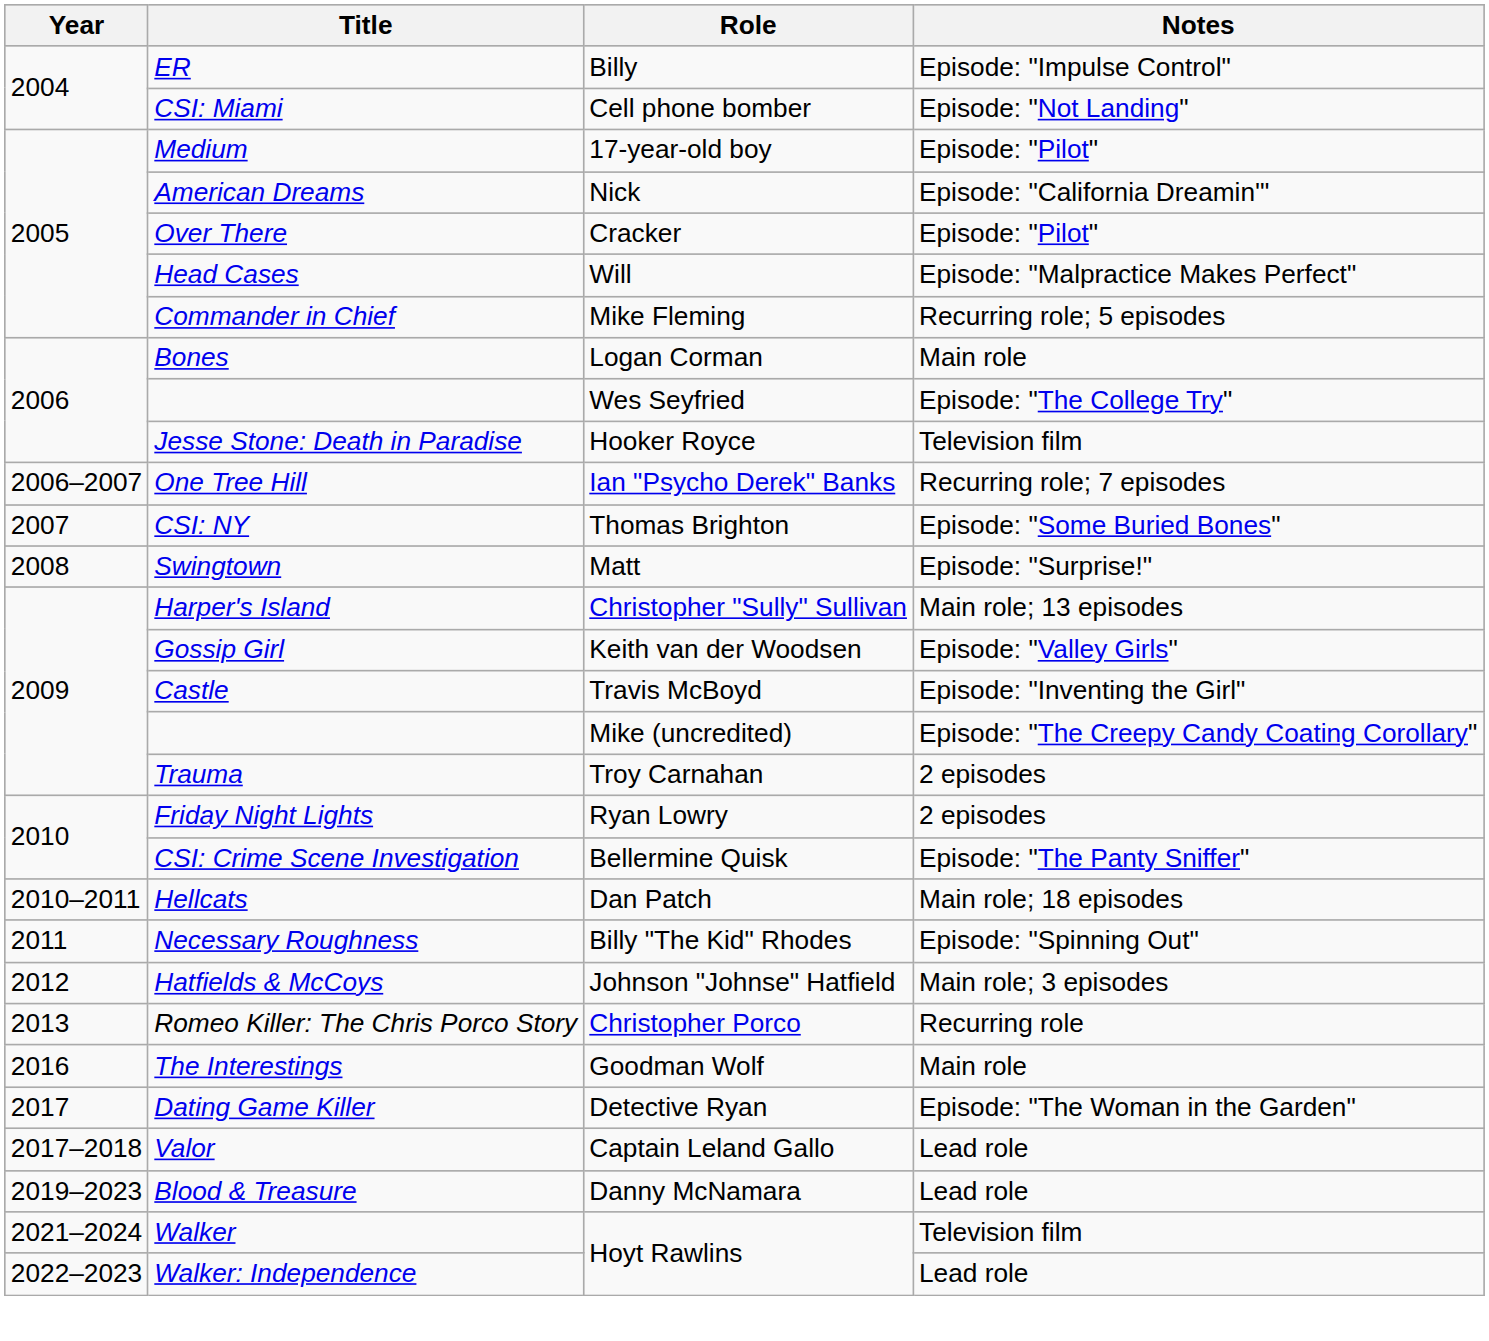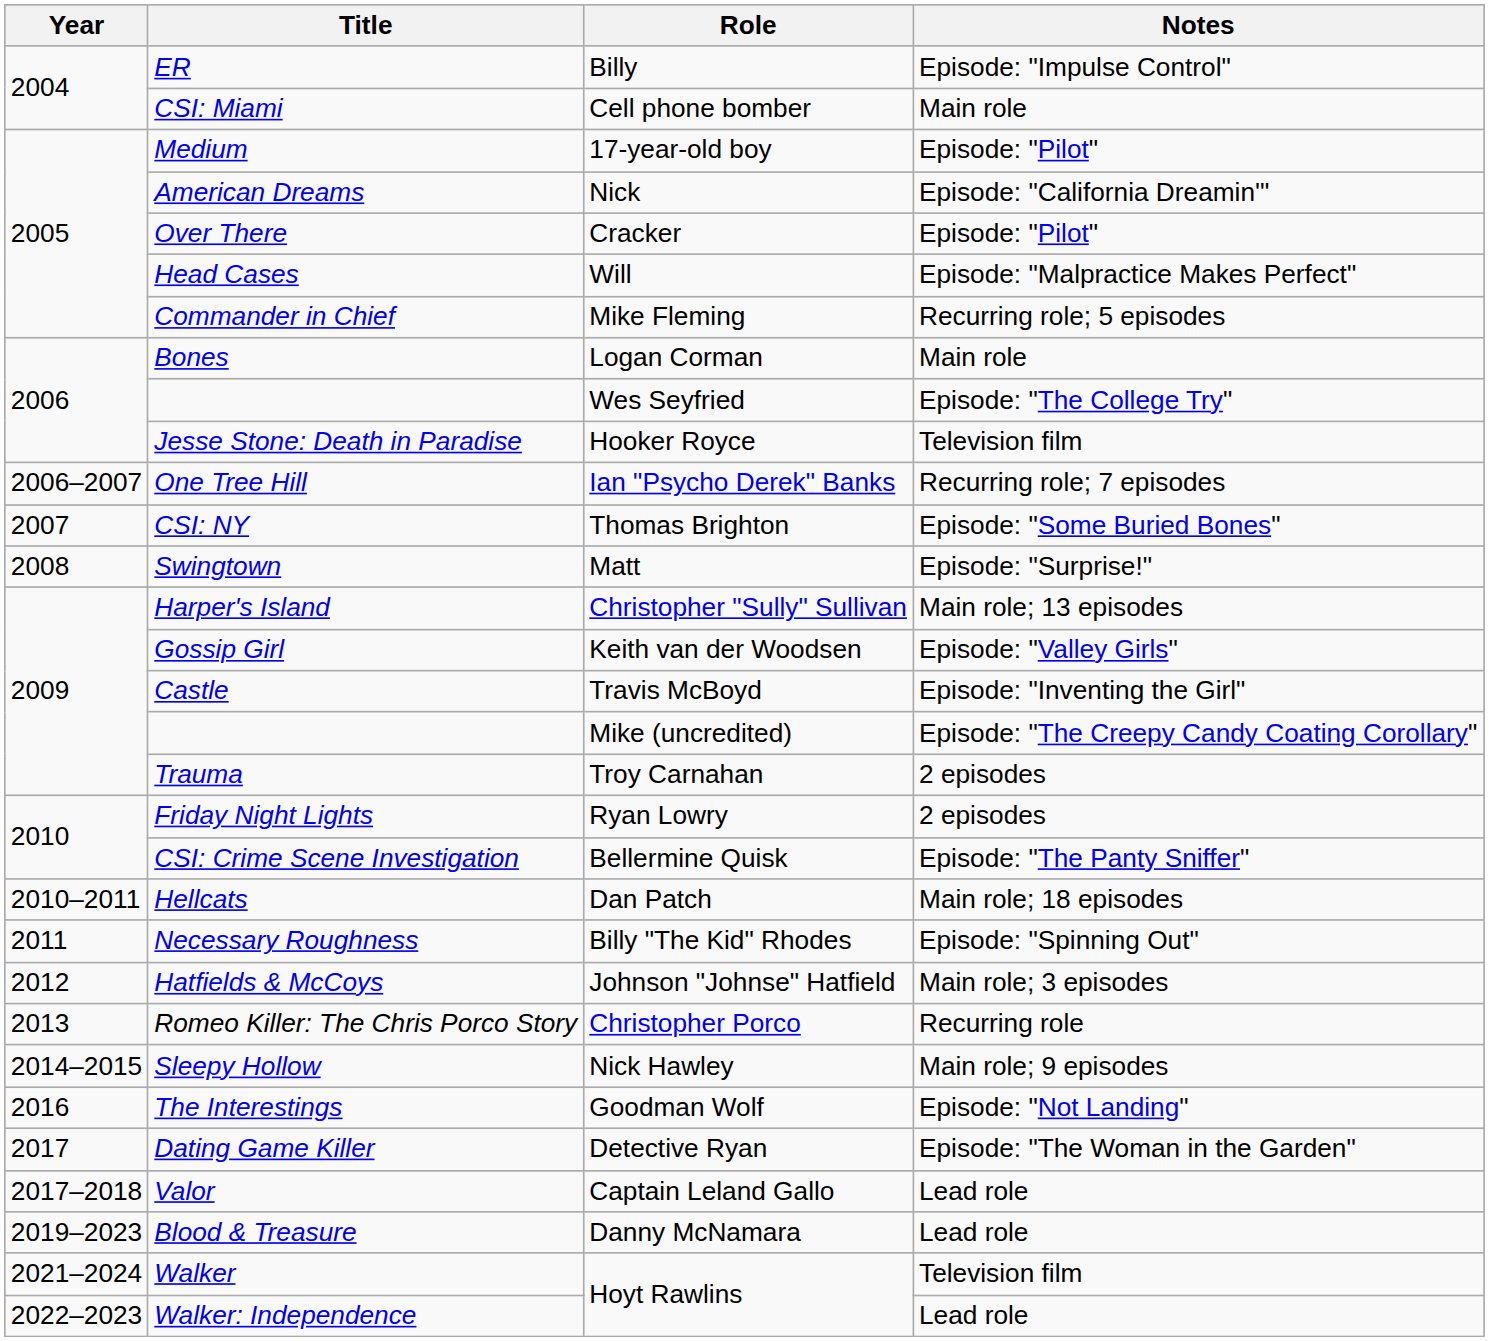(1054, 108) Episode: "Not Landing" -> (973, 108) Main role
+ row: (237, 1065)
(973, 1065) Main role -> (1054, 1107) Episode: "Not Landing"
